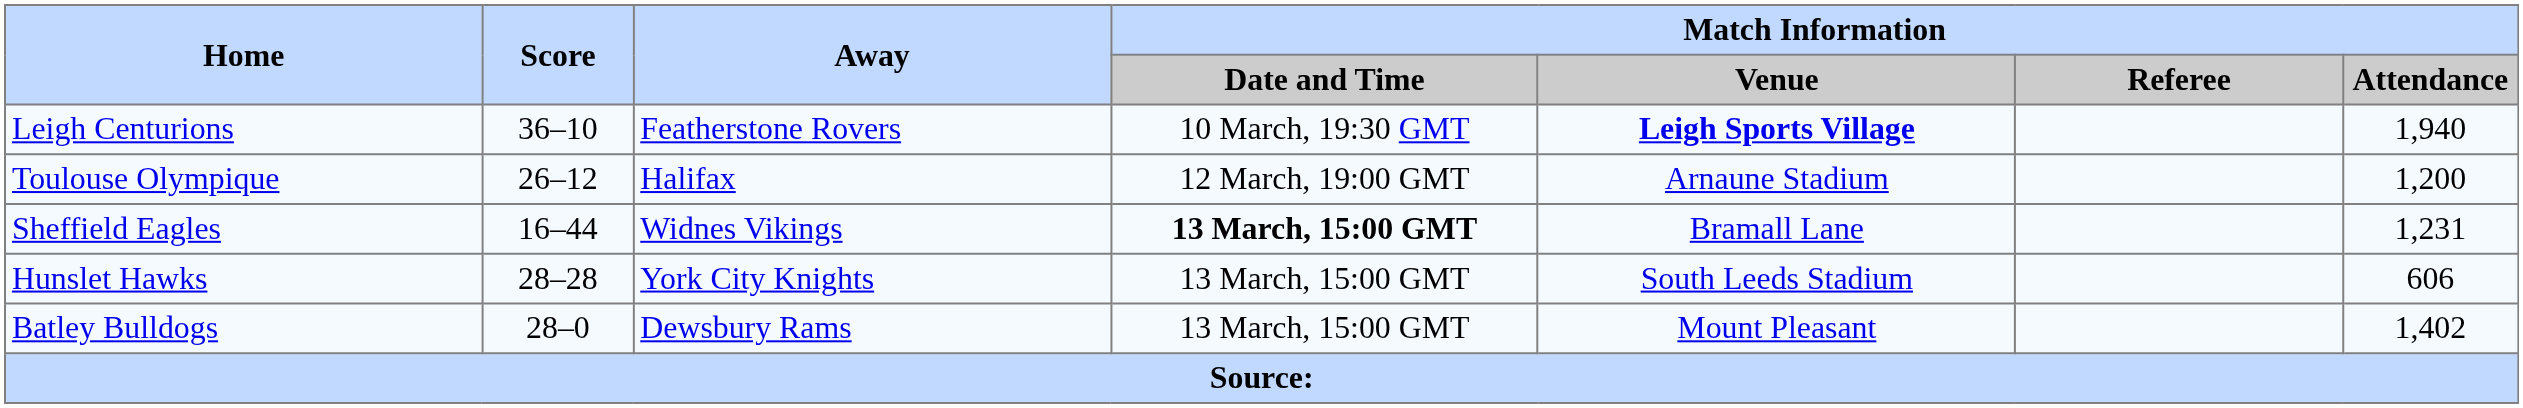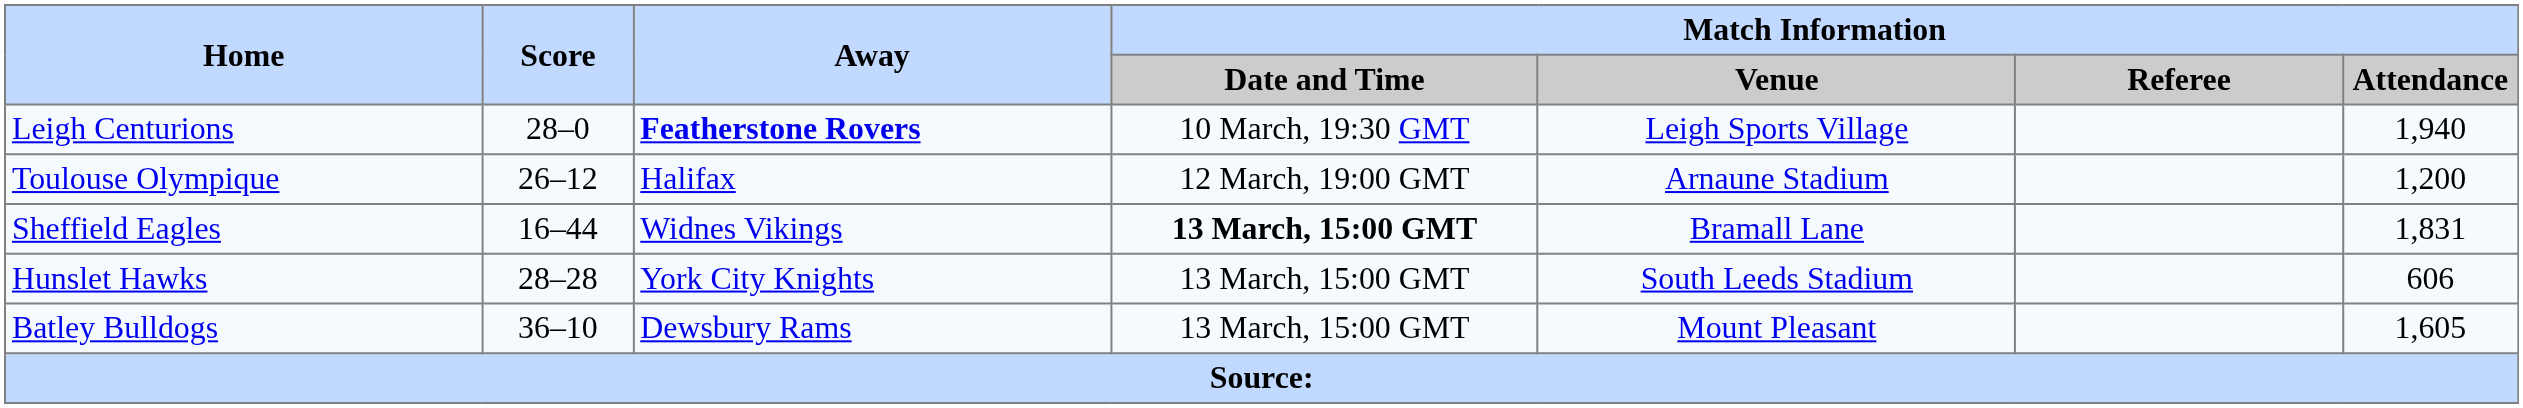(558, 128) 36–10 -> (558, 128) 28–0
(771, 128) normal -> (780, 128) bold
(1777, 128) bold -> (1777, 128) normal
(2430, 228) 1,231 -> (2430, 228) 1,831
(558, 327) 28–0 -> (558, 327) 36–10
(2430, 327) 1,402 -> (2430, 327) 1,605
